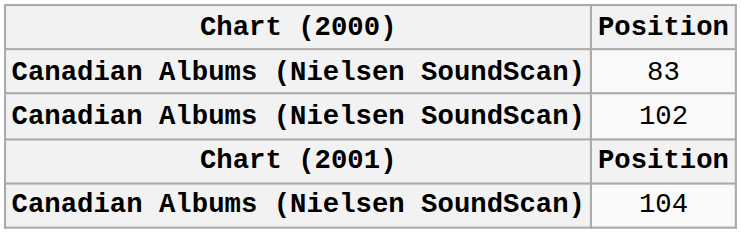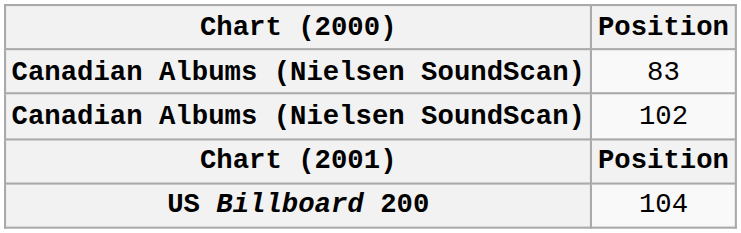(298, 205) Canadian Albums (Nielsen SoundScan) -> (298, 205) US Billboard 200
